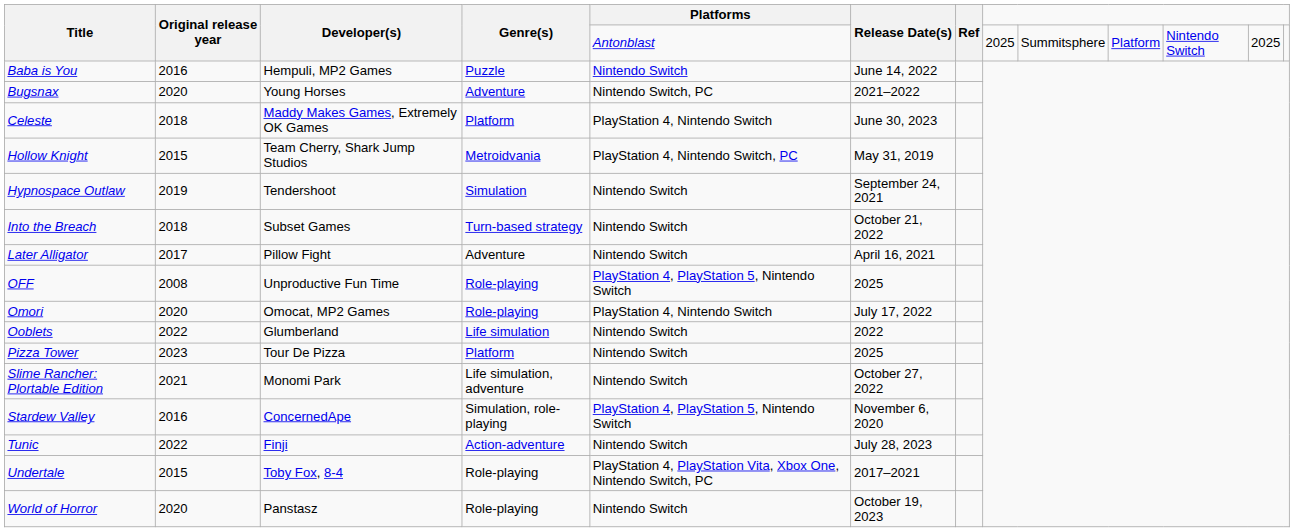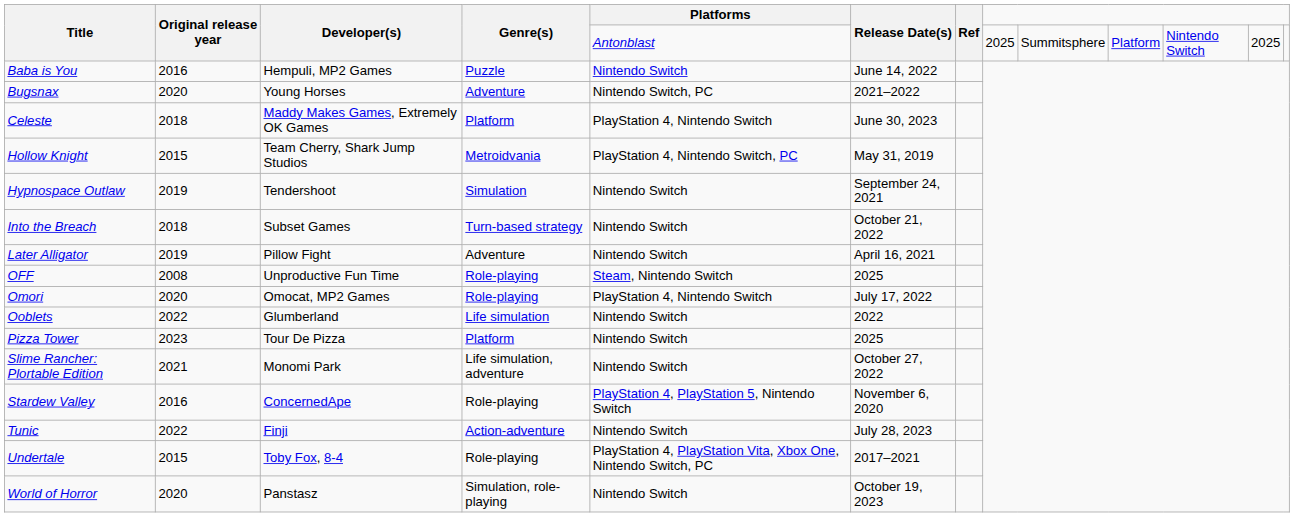(173, 255) 2017 -> (173, 255) 2019
(704, 283) PlayStation 4, PlayStation 5, Nintendo Switch -> (663, 275) Steam, Nintendo Switch
(513, 416) Simulation, role-playing -> (502, 402) Role-playing
(502, 508) Role-playing -> (513, 494) Simulation, role-playing
